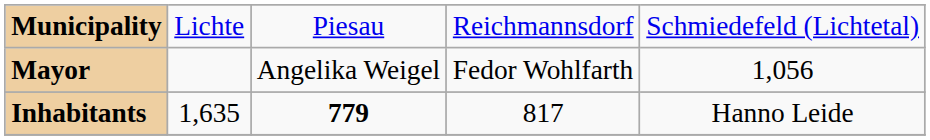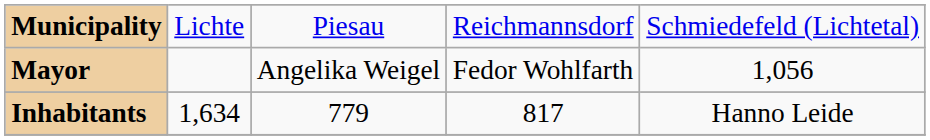(209, 112) 1,635 -> (209, 112) 1,634
(349, 112) bold -> (349, 112) normal
